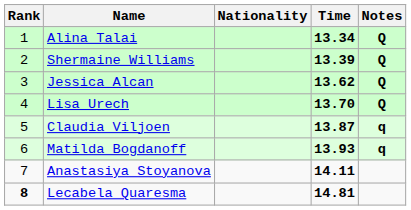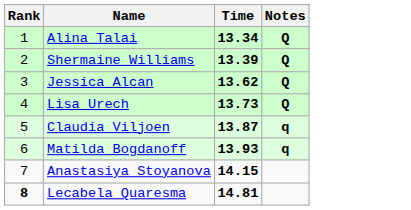- column: (262, 16)
(334, 105) 13.70 -> (238, 105) 13.73
(334, 171) 14.11 -> (238, 171) 14.15
